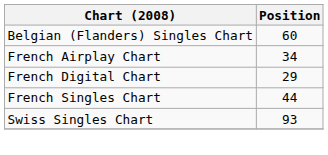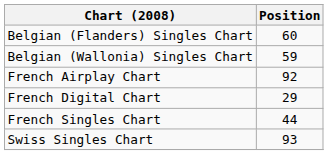+ row: (130, 56)
(290, 56) 34 -> (290, 77) 92
